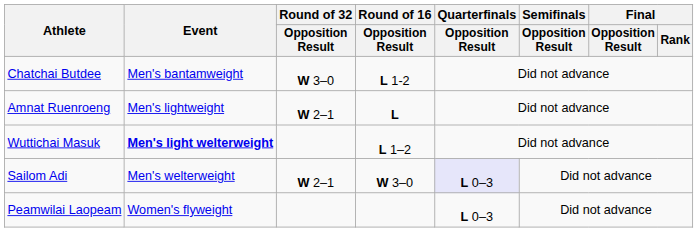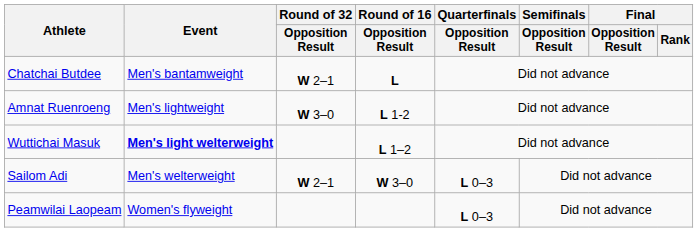(316, 81) W 3–0 -> (316, 81) W 2–1
(395, 81) L 1-2 -> (395, 81) L
(316, 115) W 2–1 -> (316, 115) W 3–0
(395, 115) L -> (395, 115) L 1-2
(477, 183) lavender background -> (477, 183) no background
